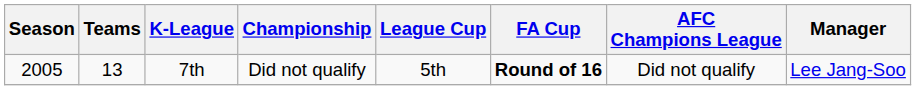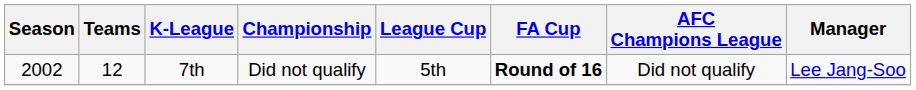(42, 69) 2005 -> (42, 69) 2002
(112, 69) 13 -> (112, 69) 12
